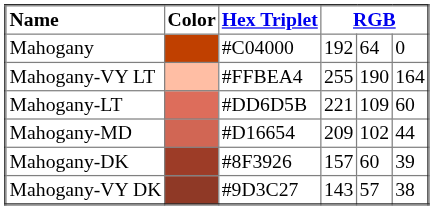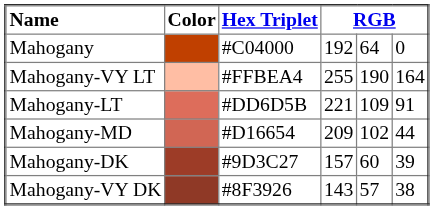(405, 104) 60 -> (405, 104) 91
(257, 161) #8F3926 -> (260, 161) #9D3C27
(260, 189) #9D3C27 -> (257, 189) #8F3926
